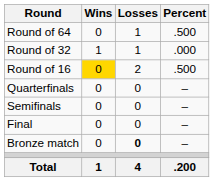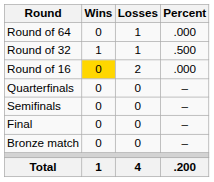(185, 32) .500 -> (185, 32) .000
(185, 50) .000 -> (185, 50) .500
(185, 69) .500 -> (185, 69) .000
(138, 143) bold -> (138, 143) normal
